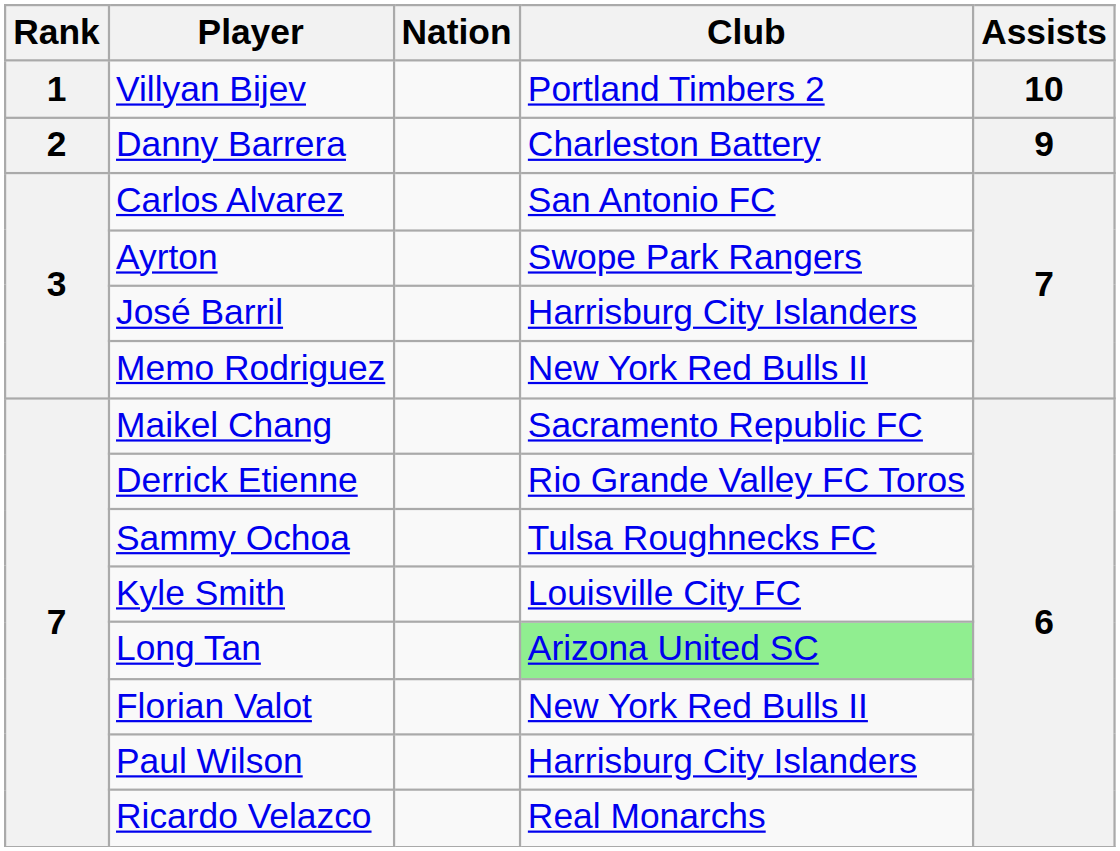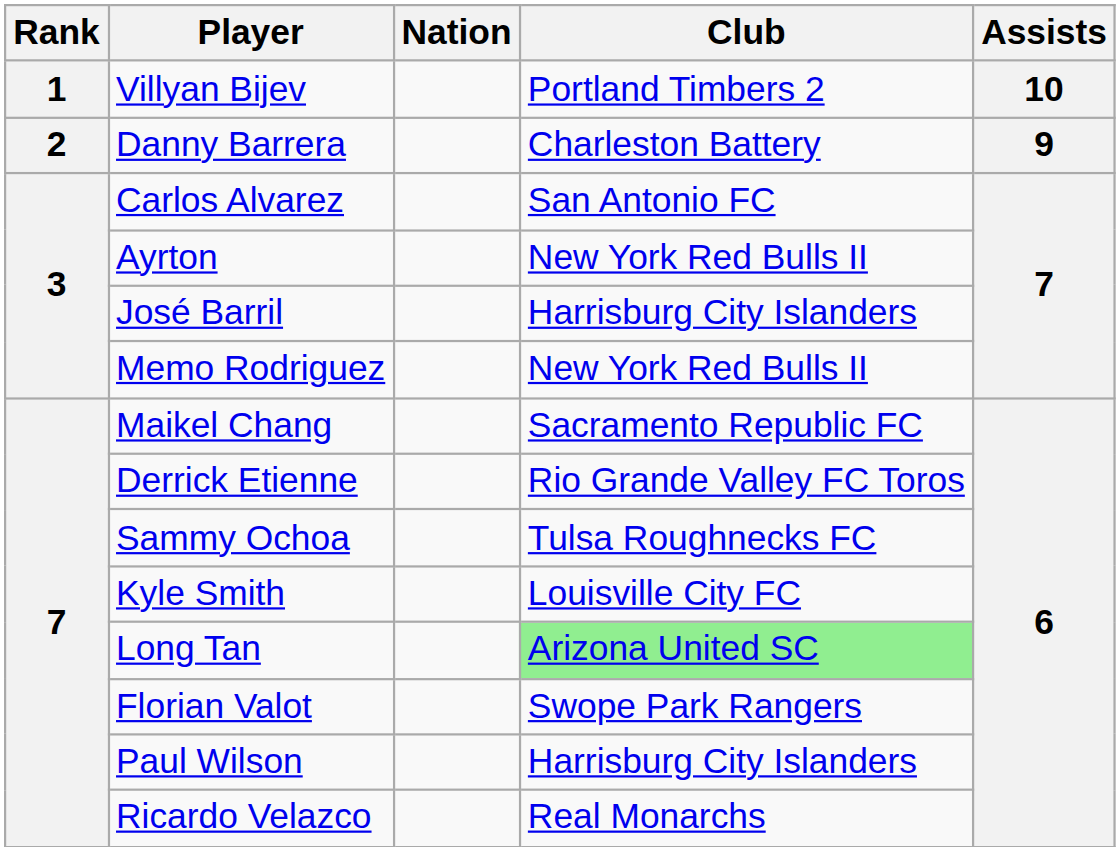(695, 256) Swope Park Rangers -> (698, 256) New York Red Bulls II
(698, 705) New York Red Bulls II -> (695, 705) Swope Park Rangers
